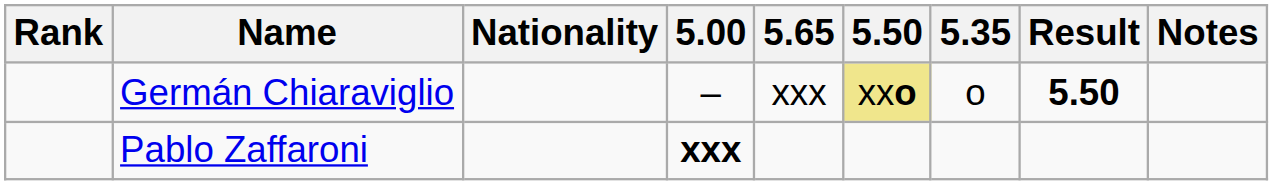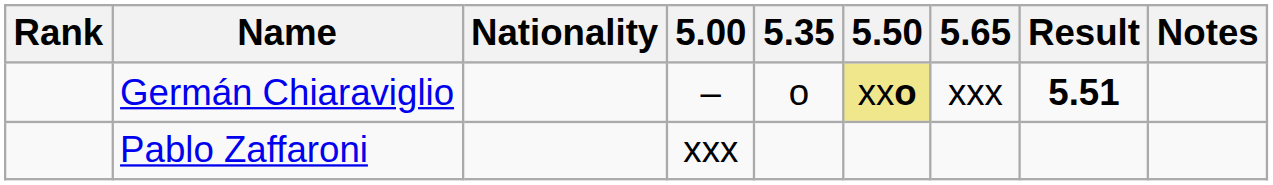columns swapped: (975, 33) <-> (799, 33)
(1084, 91) 5.50 -> (1084, 91) 5.51
(711, 149) bold -> (711, 149) normal
